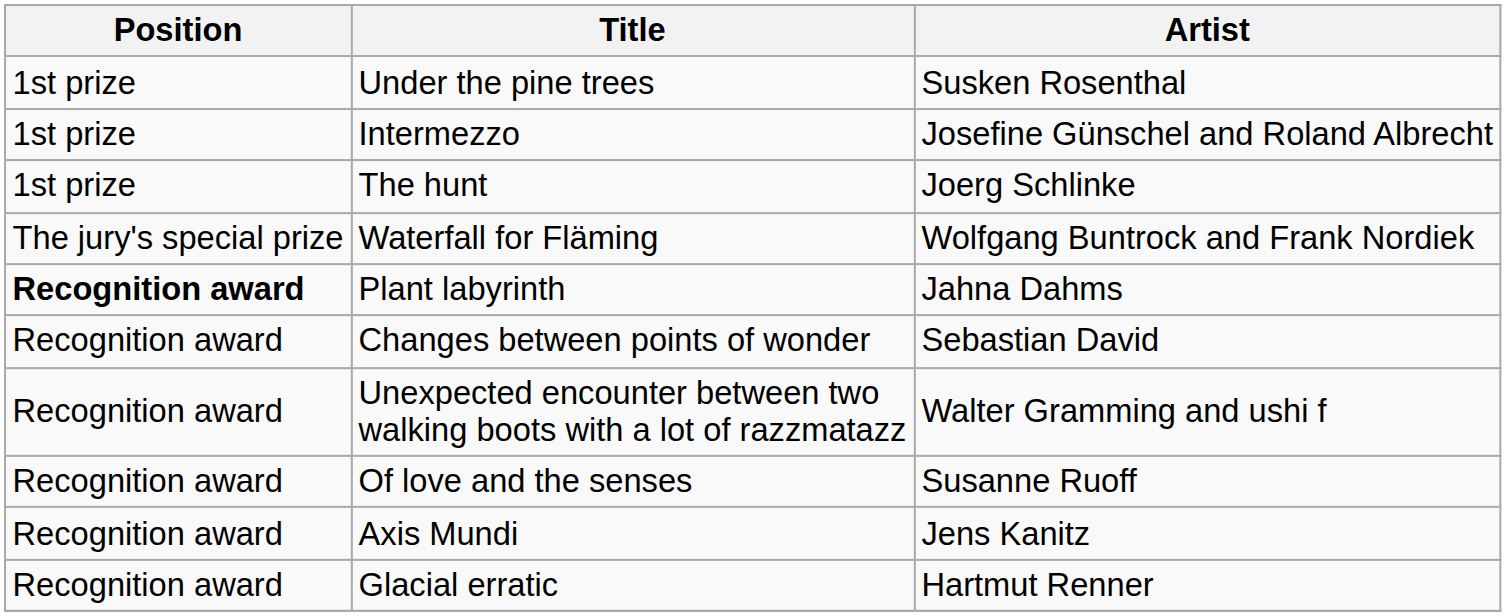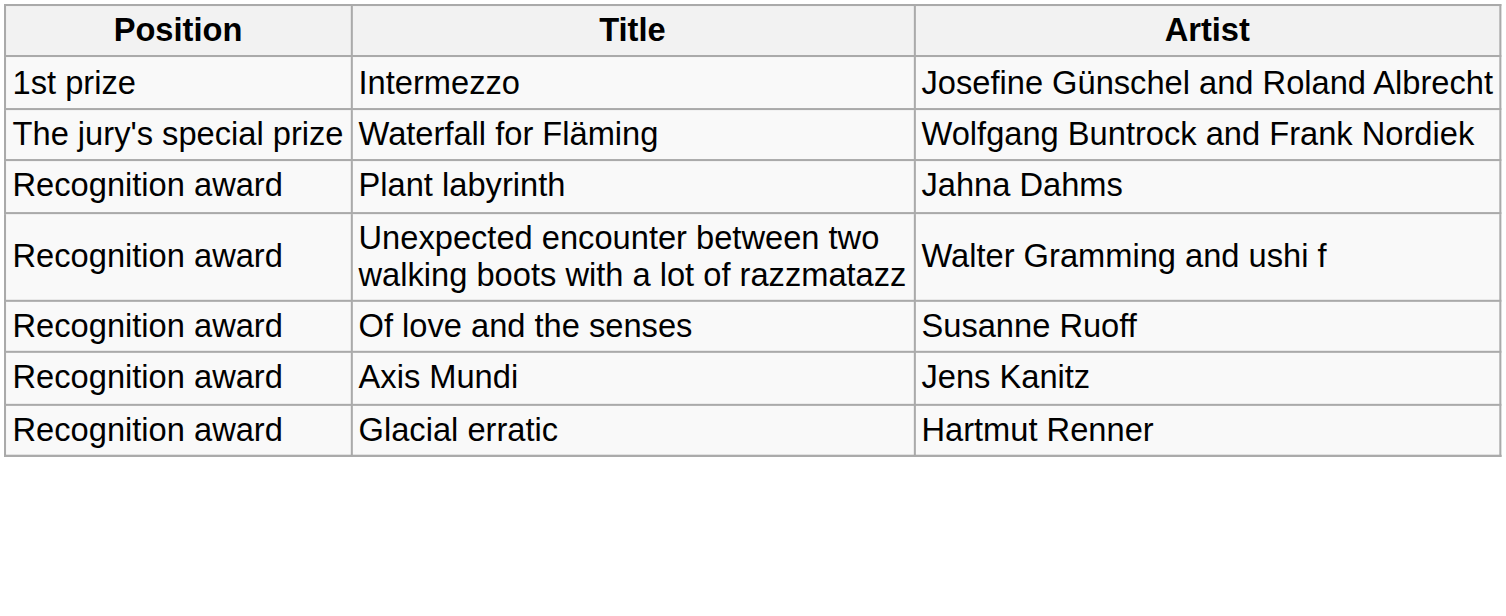- row: (506, 82)
- row: (423, 185)
(159, 289) bold -> (148, 185) normal
- row: (614, 340)
